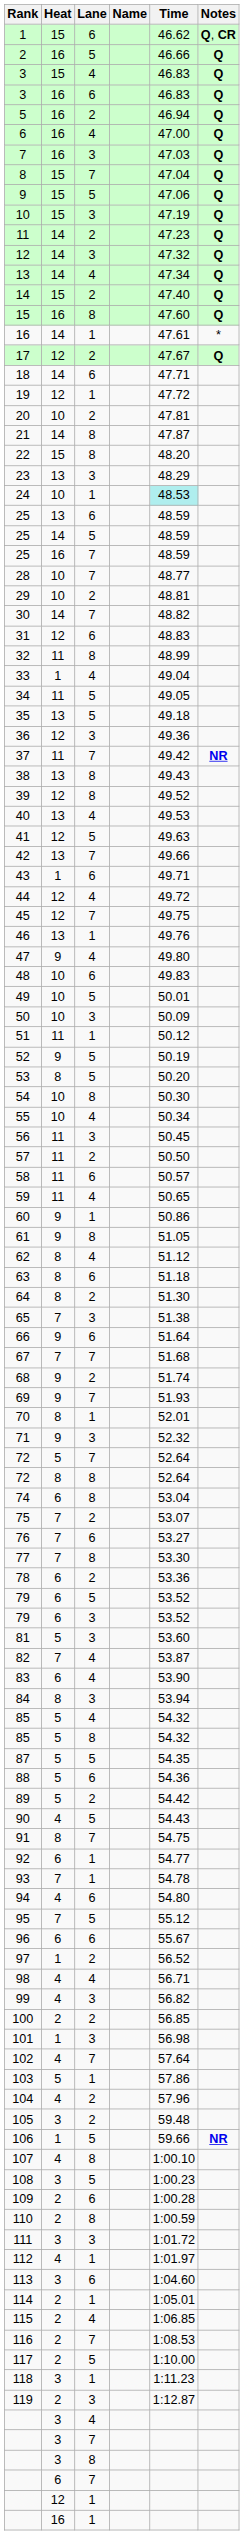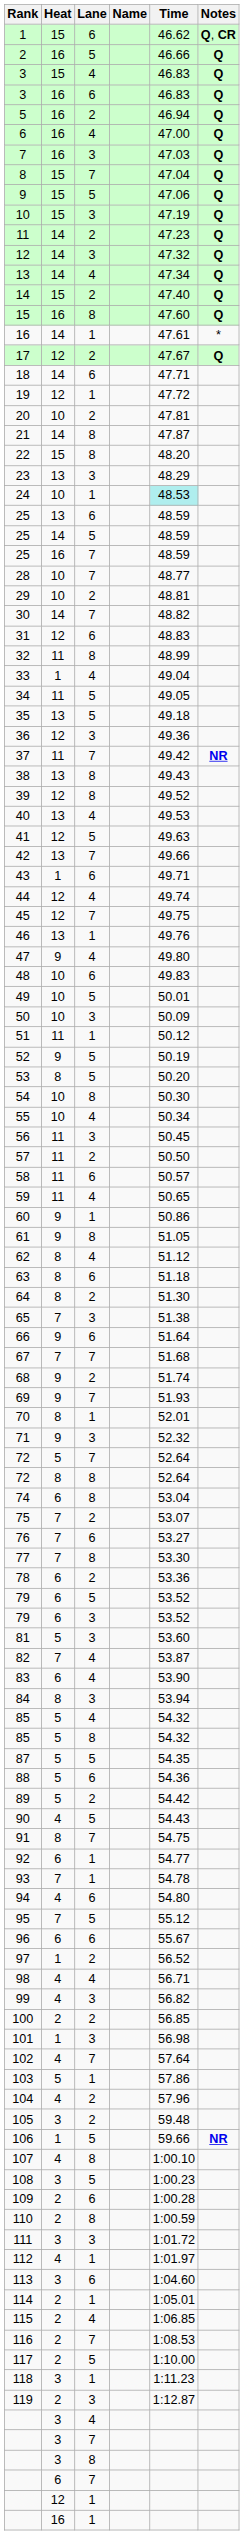(174, 896) 49.72 -> (174, 896) 49.74
